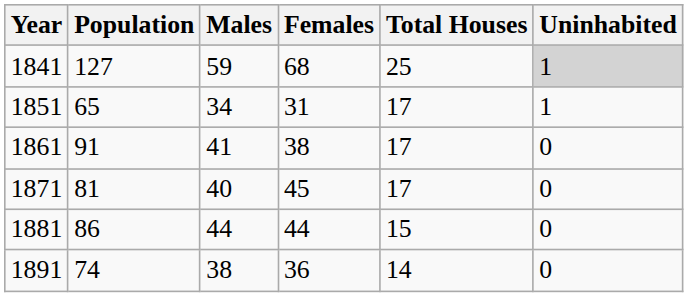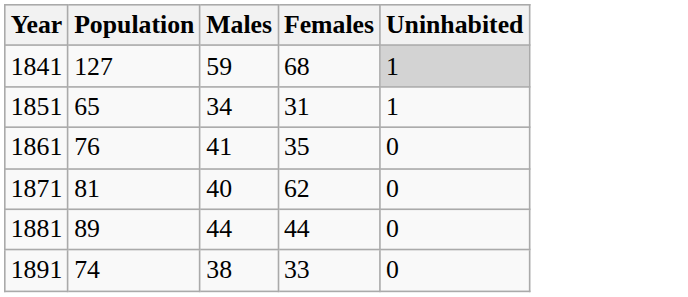- column: (457, 24)
(87, 147) 91 -> (87, 147) 76
(297, 147) 38 -> (297, 147) 35
(297, 188) 45 -> (297, 188) 62
(87, 229) 86 -> (87, 229) 89
(297, 270) 36 -> (297, 270) 33
